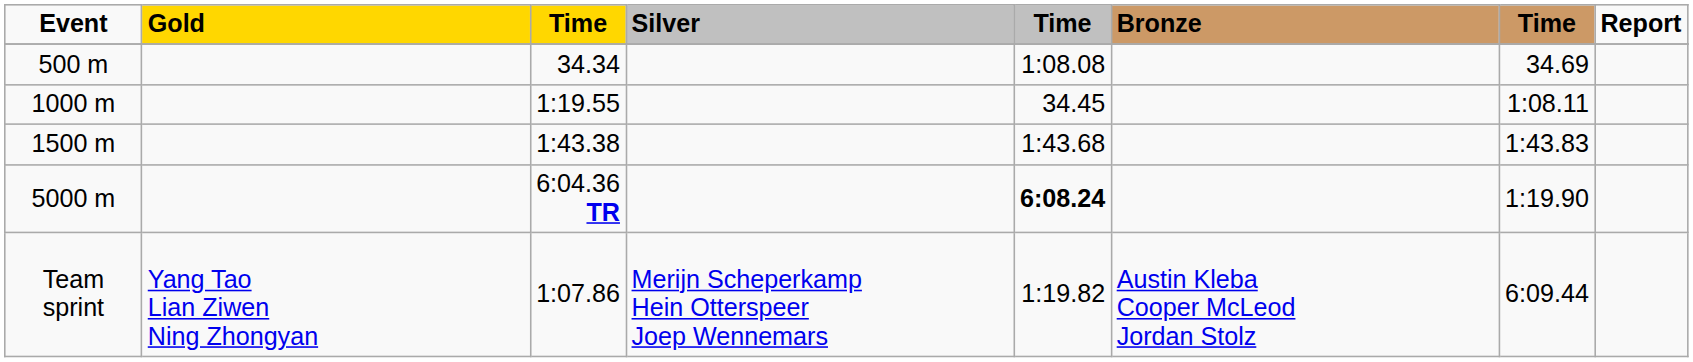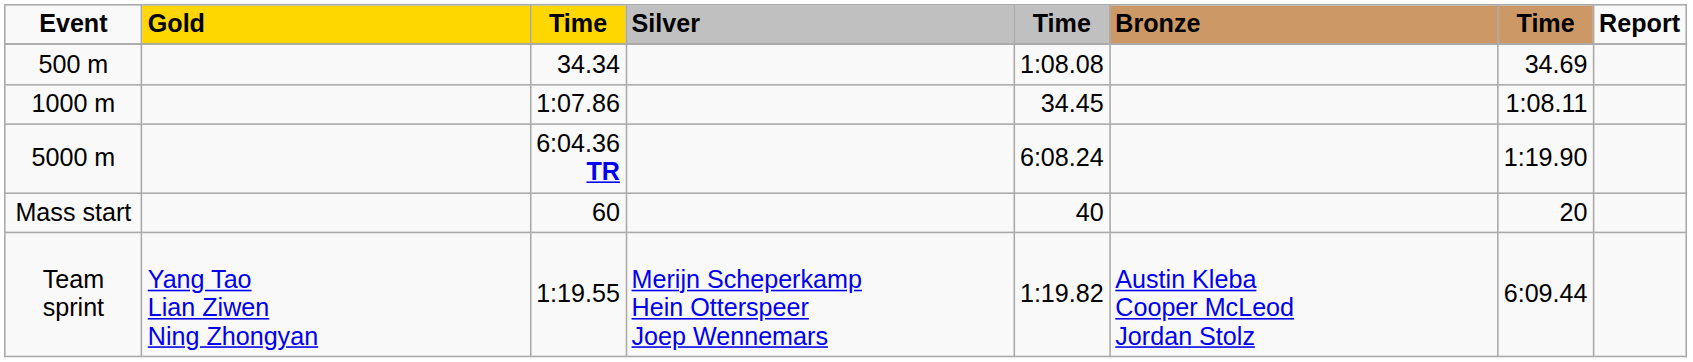(578, 104) 1:19.55 -> (578, 104) 1:07.86
- row: (73, 143)
(1063, 197) bold -> (1062, 158) normal
+ row: (73, 212)
(578, 294) 1:07.86 -> (578, 294) 1:19.55
